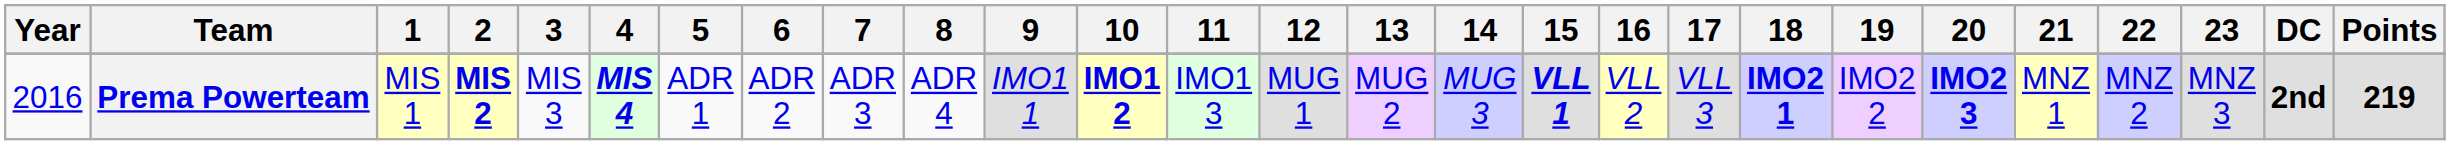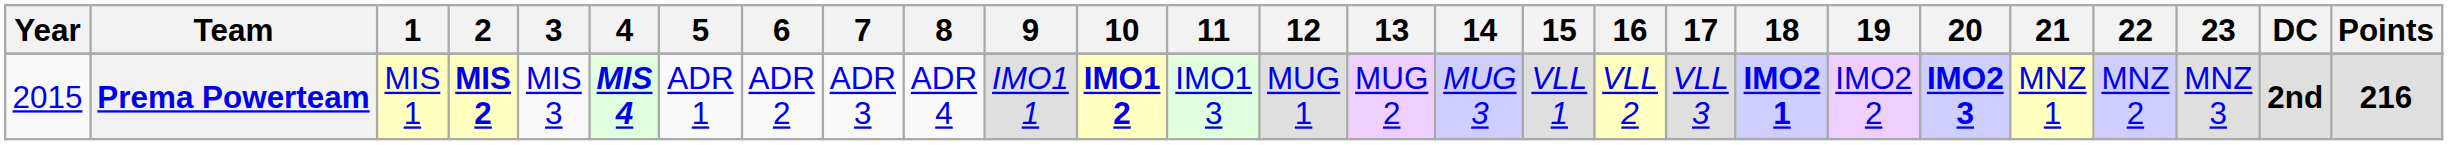(48, 96) 2016 -> (48, 96) 2015
(1561, 96) bold -> (1559, 96) normal
(2389, 96) 219 -> (2386, 96) 216
